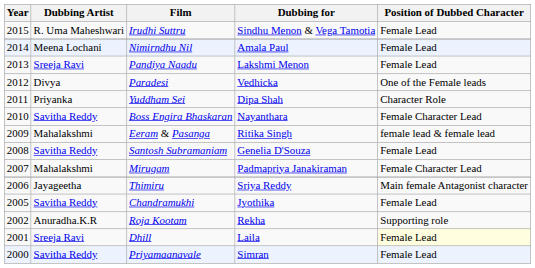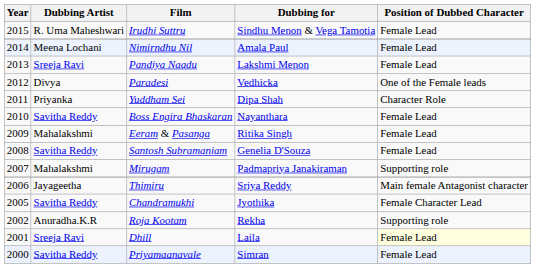(431, 116) Female Character Lead -> (408, 116) Female Lead
(438, 133) female lead & female lead -> (408, 133) Female Lead
(431, 168) Female Character Lead -> (414, 168) Supporting role
(408, 202) Female Lead -> (431, 202) Female Character Lead
